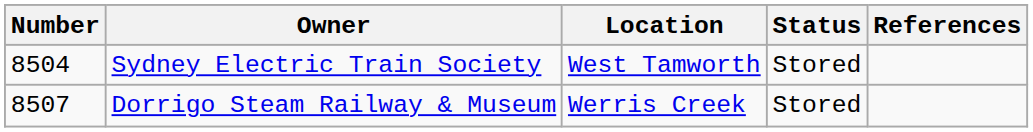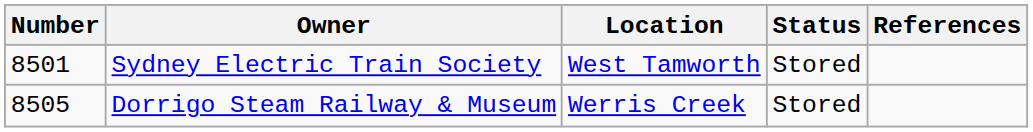(40, 65) 8504 -> (40, 65) 8501
(40, 106) 8507 -> (40, 106) 8505
